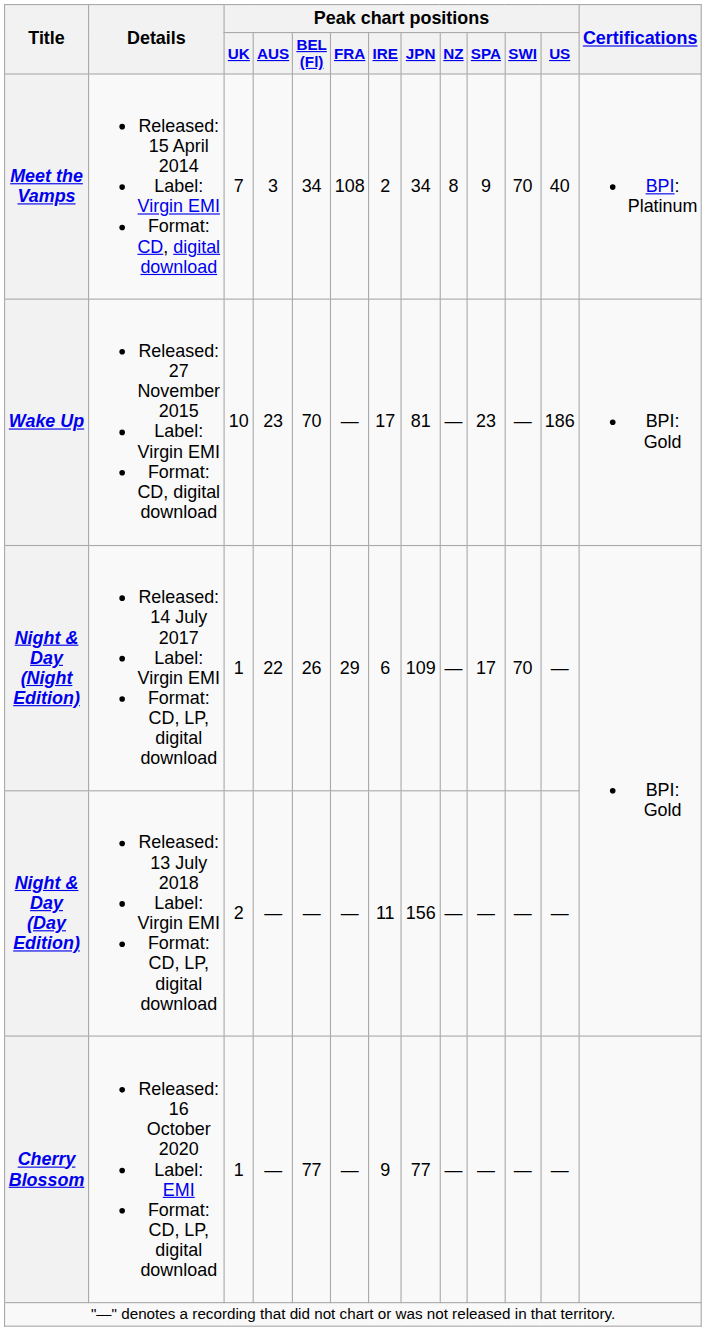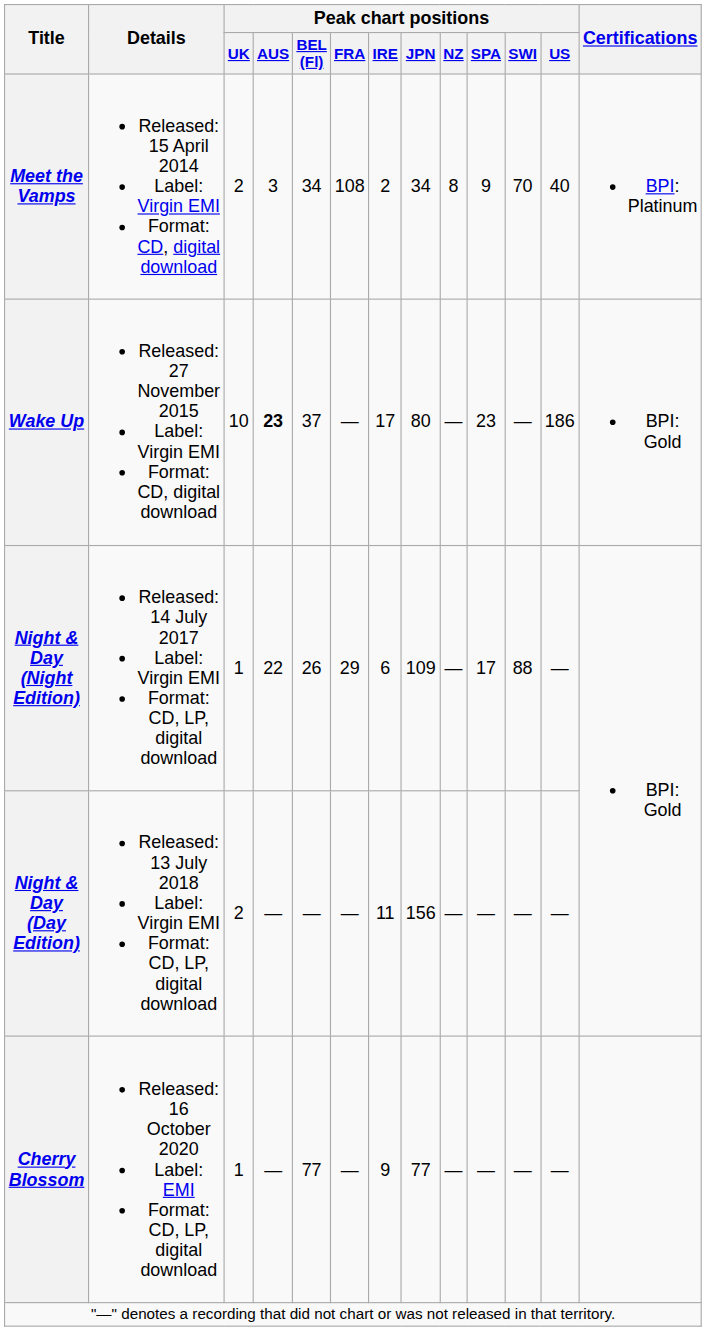(239, 186) 7 -> (239, 186) 2
(273, 422) normal -> (273, 422) bold
(312, 422) 70 -> (312, 422) 37
(421, 422) 81 -> (421, 422) 80
(523, 667) 70 -> (523, 667) 88
